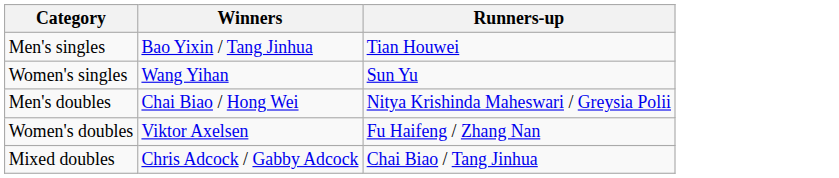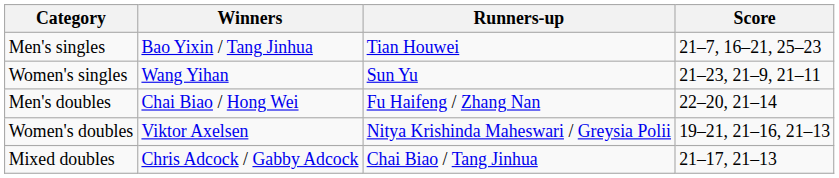+ column: (755, 18)
(519, 103) Nitya Krishinda Maheswari / Greysia Polii -> (453, 103) Fu Haifeng / Zhang Nan
(453, 131) Fu Haifeng / Zhang Nan -> (519, 131) Nitya Krishinda Maheswari / Greysia Polii
